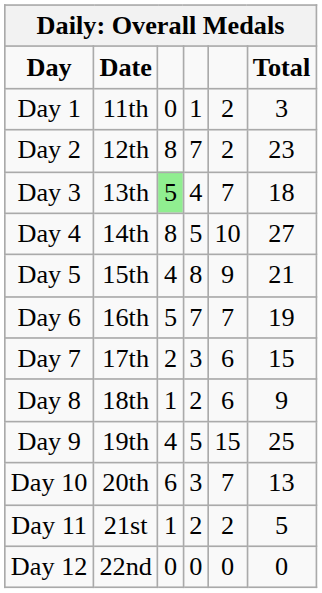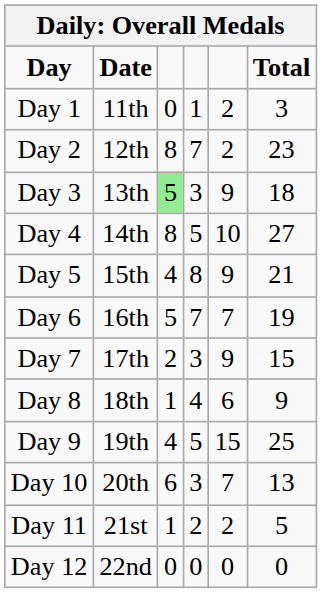(196, 192) 4 -> (196, 192) 3
(228, 192) 7 -> (228, 192) 9
(228, 358) 6 -> (228, 358) 9
(196, 400) 2 -> (196, 400) 4
